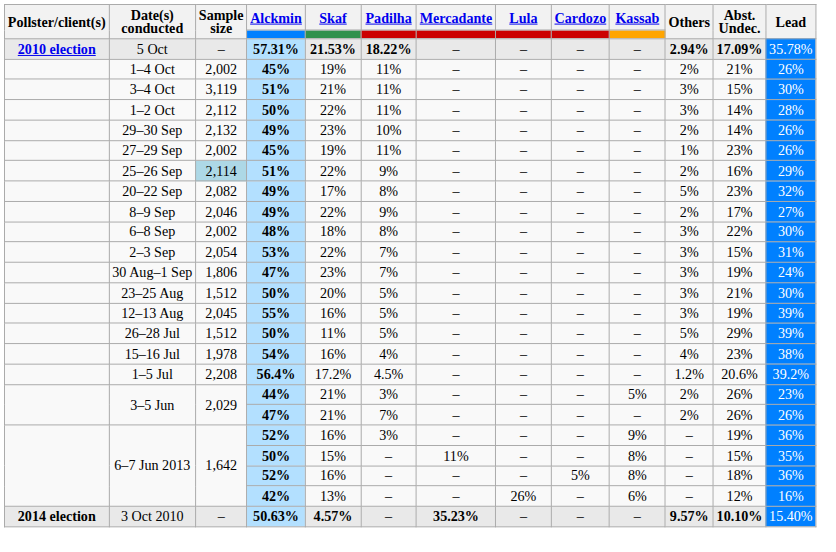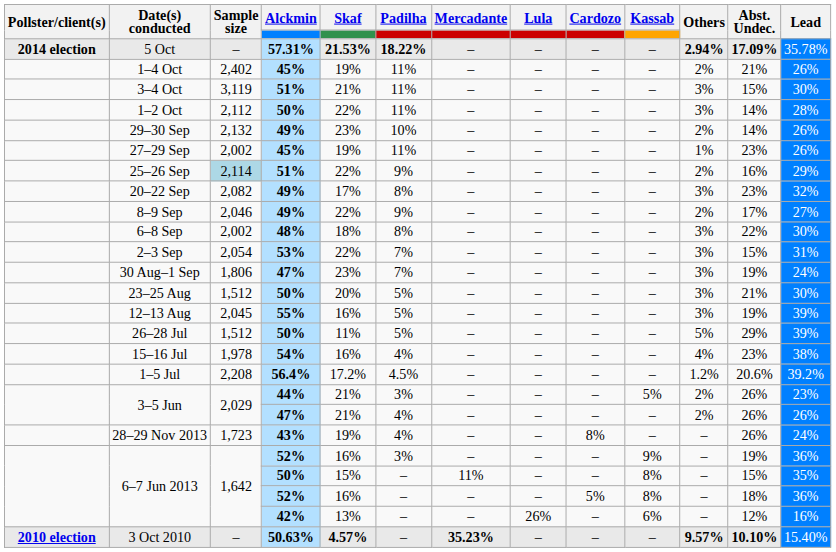(57, 49) 2010 election -> (57, 49) 2014 election
(221, 69) 2,002 -> (236, 69) 2,402
(689, 191) 5% -> (704, 191) 3%
(389, 415) 7% -> (403, 415) 4%
+ row: (160, 435)
(57, 517) 2014 election -> (57, 537) 2010 election
